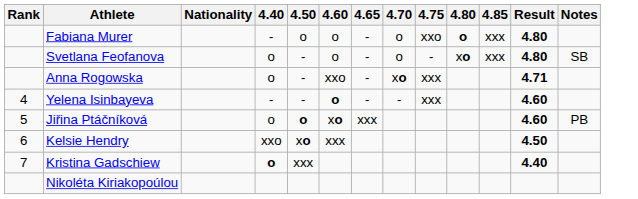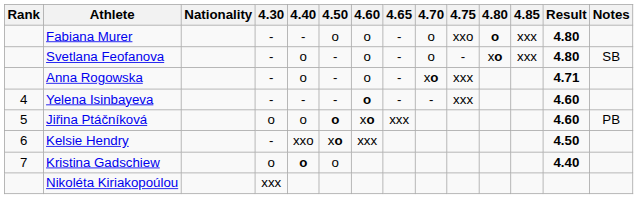+ column: (271, 15)
(335, 78) xxo -> (367, 78) o
(303, 162) xxx -> (335, 162) o
